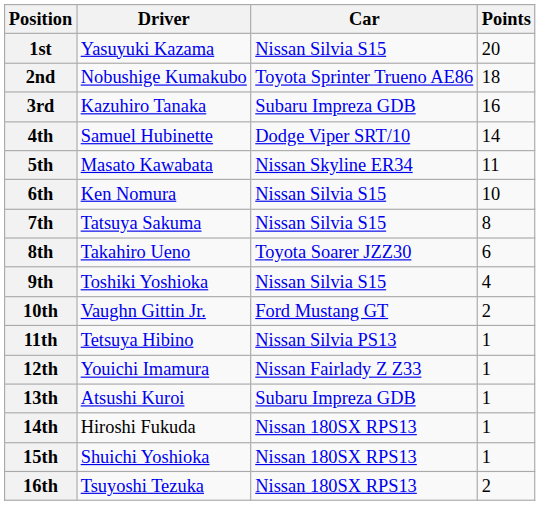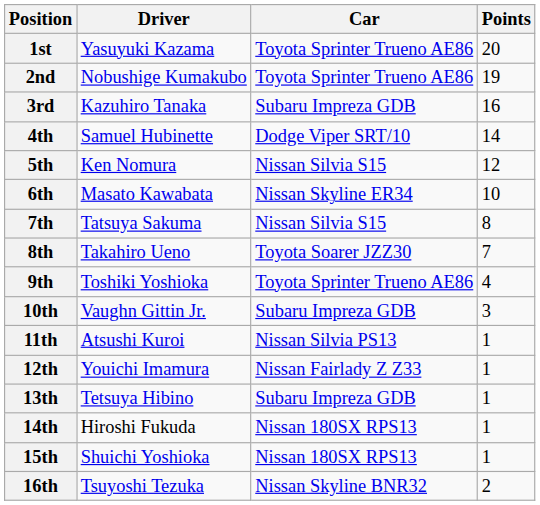(321, 48) Nissan Silvia S15 -> (364, 48) Toyota Sprinter Trueno AE86
(491, 77) 18 -> (491, 77) 19
(147, 164) Masato Kawabata -> (128, 164) Ken Nomura
(334, 164) Nissan Skyline ER34 -> (321, 164) Nissan Silvia S15
(491, 164) 11 -> (491, 164) 12
(128, 194) Ken Nomura -> (147, 194) Masato Kawabata
(321, 194) Nissan Silvia S15 -> (334, 194) Nissan Skyline ER34
(486, 252) 6 -> (486, 252) 7
(321, 281) Nissan Silvia S15 -> (364, 281) Toyota Sprinter Trueno AE86
(322, 310) Ford Mustang GT -> (335, 310) Subaru Impreza GDB
(486, 310) 2 -> (486, 310) 3
(137, 340) Tetsuya Hibino -> (133, 340) Atsushi Kuroi
(133, 398) Atsushi Kuroi -> (137, 398) Tetsuya Hibino
(336, 485) Nissan 180SX RPS13 -> (341, 485) Nissan Skyline BNR32
